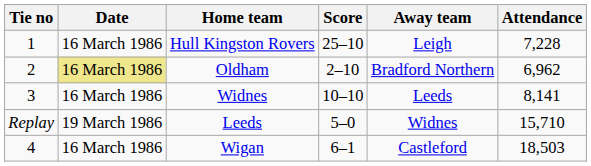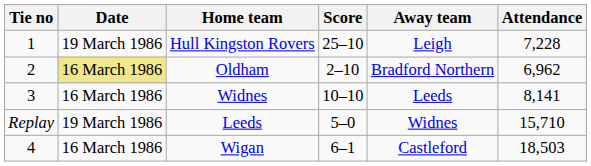(112, 43) 16 March 1986 -> (112, 43) 19 March 1986
